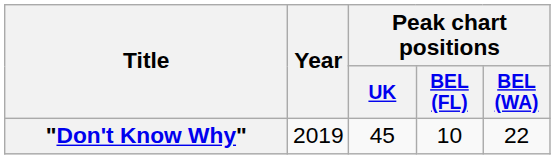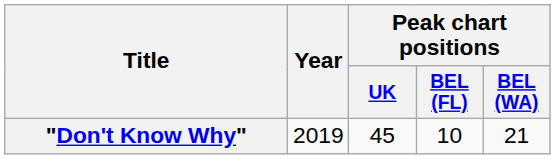(517, 135) 22 -> (517, 135) 21
